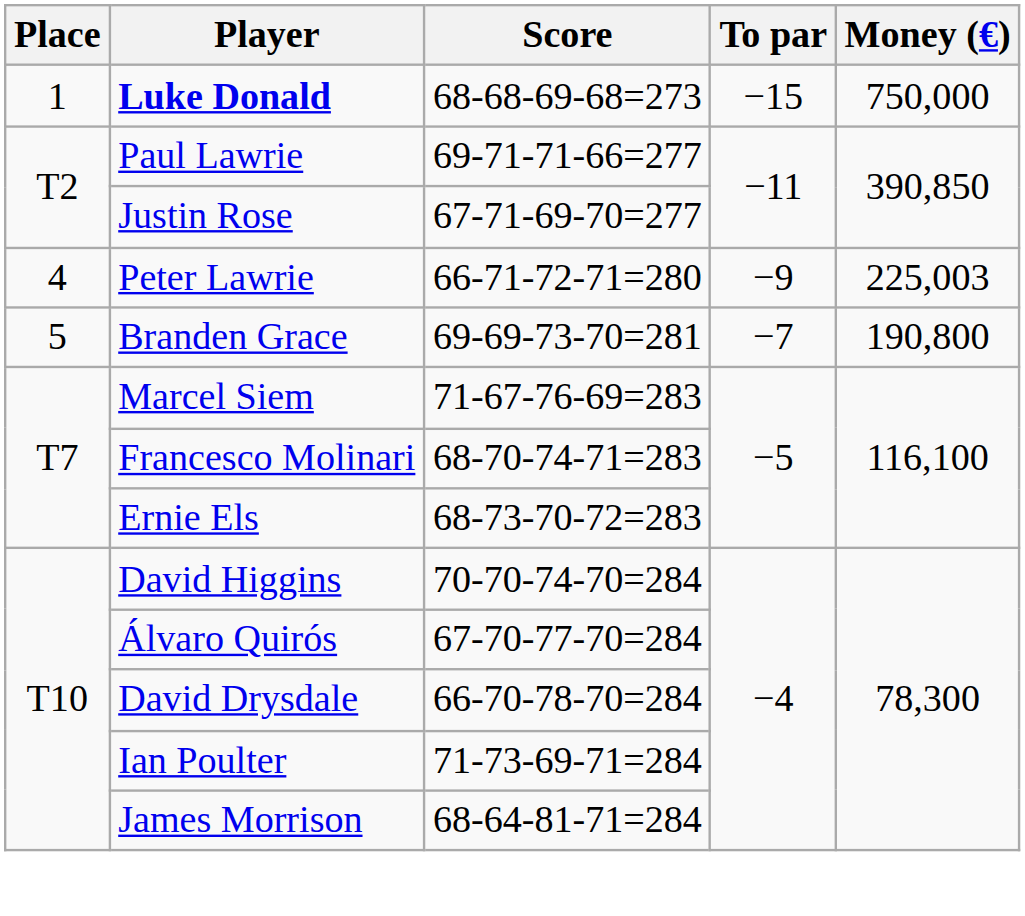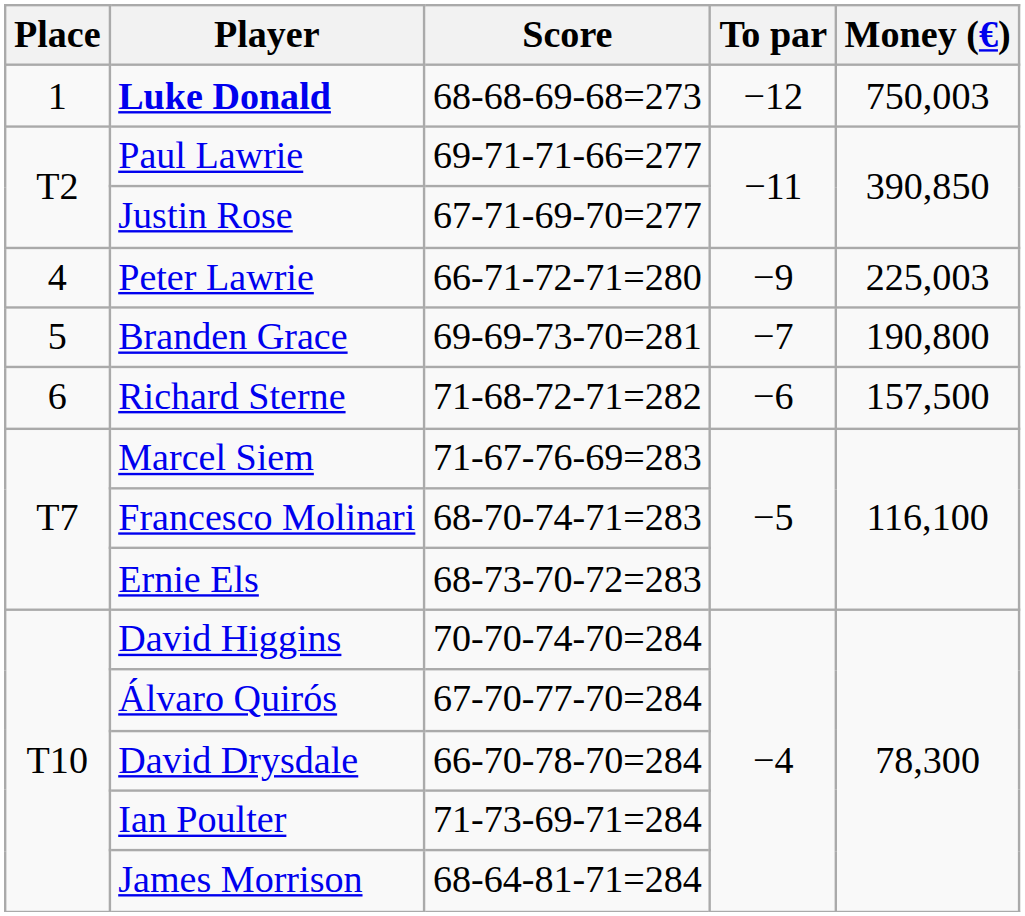(773, 95) −15 -> (773, 95) −12
(928, 95) 750,000 -> (928, 95) 750,003
+ row: (232, 397)
